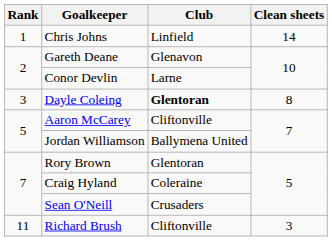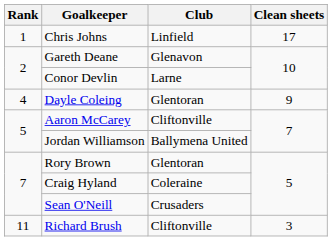(289, 36) 14 -> (289, 36) 17
(23, 99) 3 -> (23, 99) 4
(180, 99) bold -> (177, 99) normal
(289, 99) 8 -> (289, 99) 9
